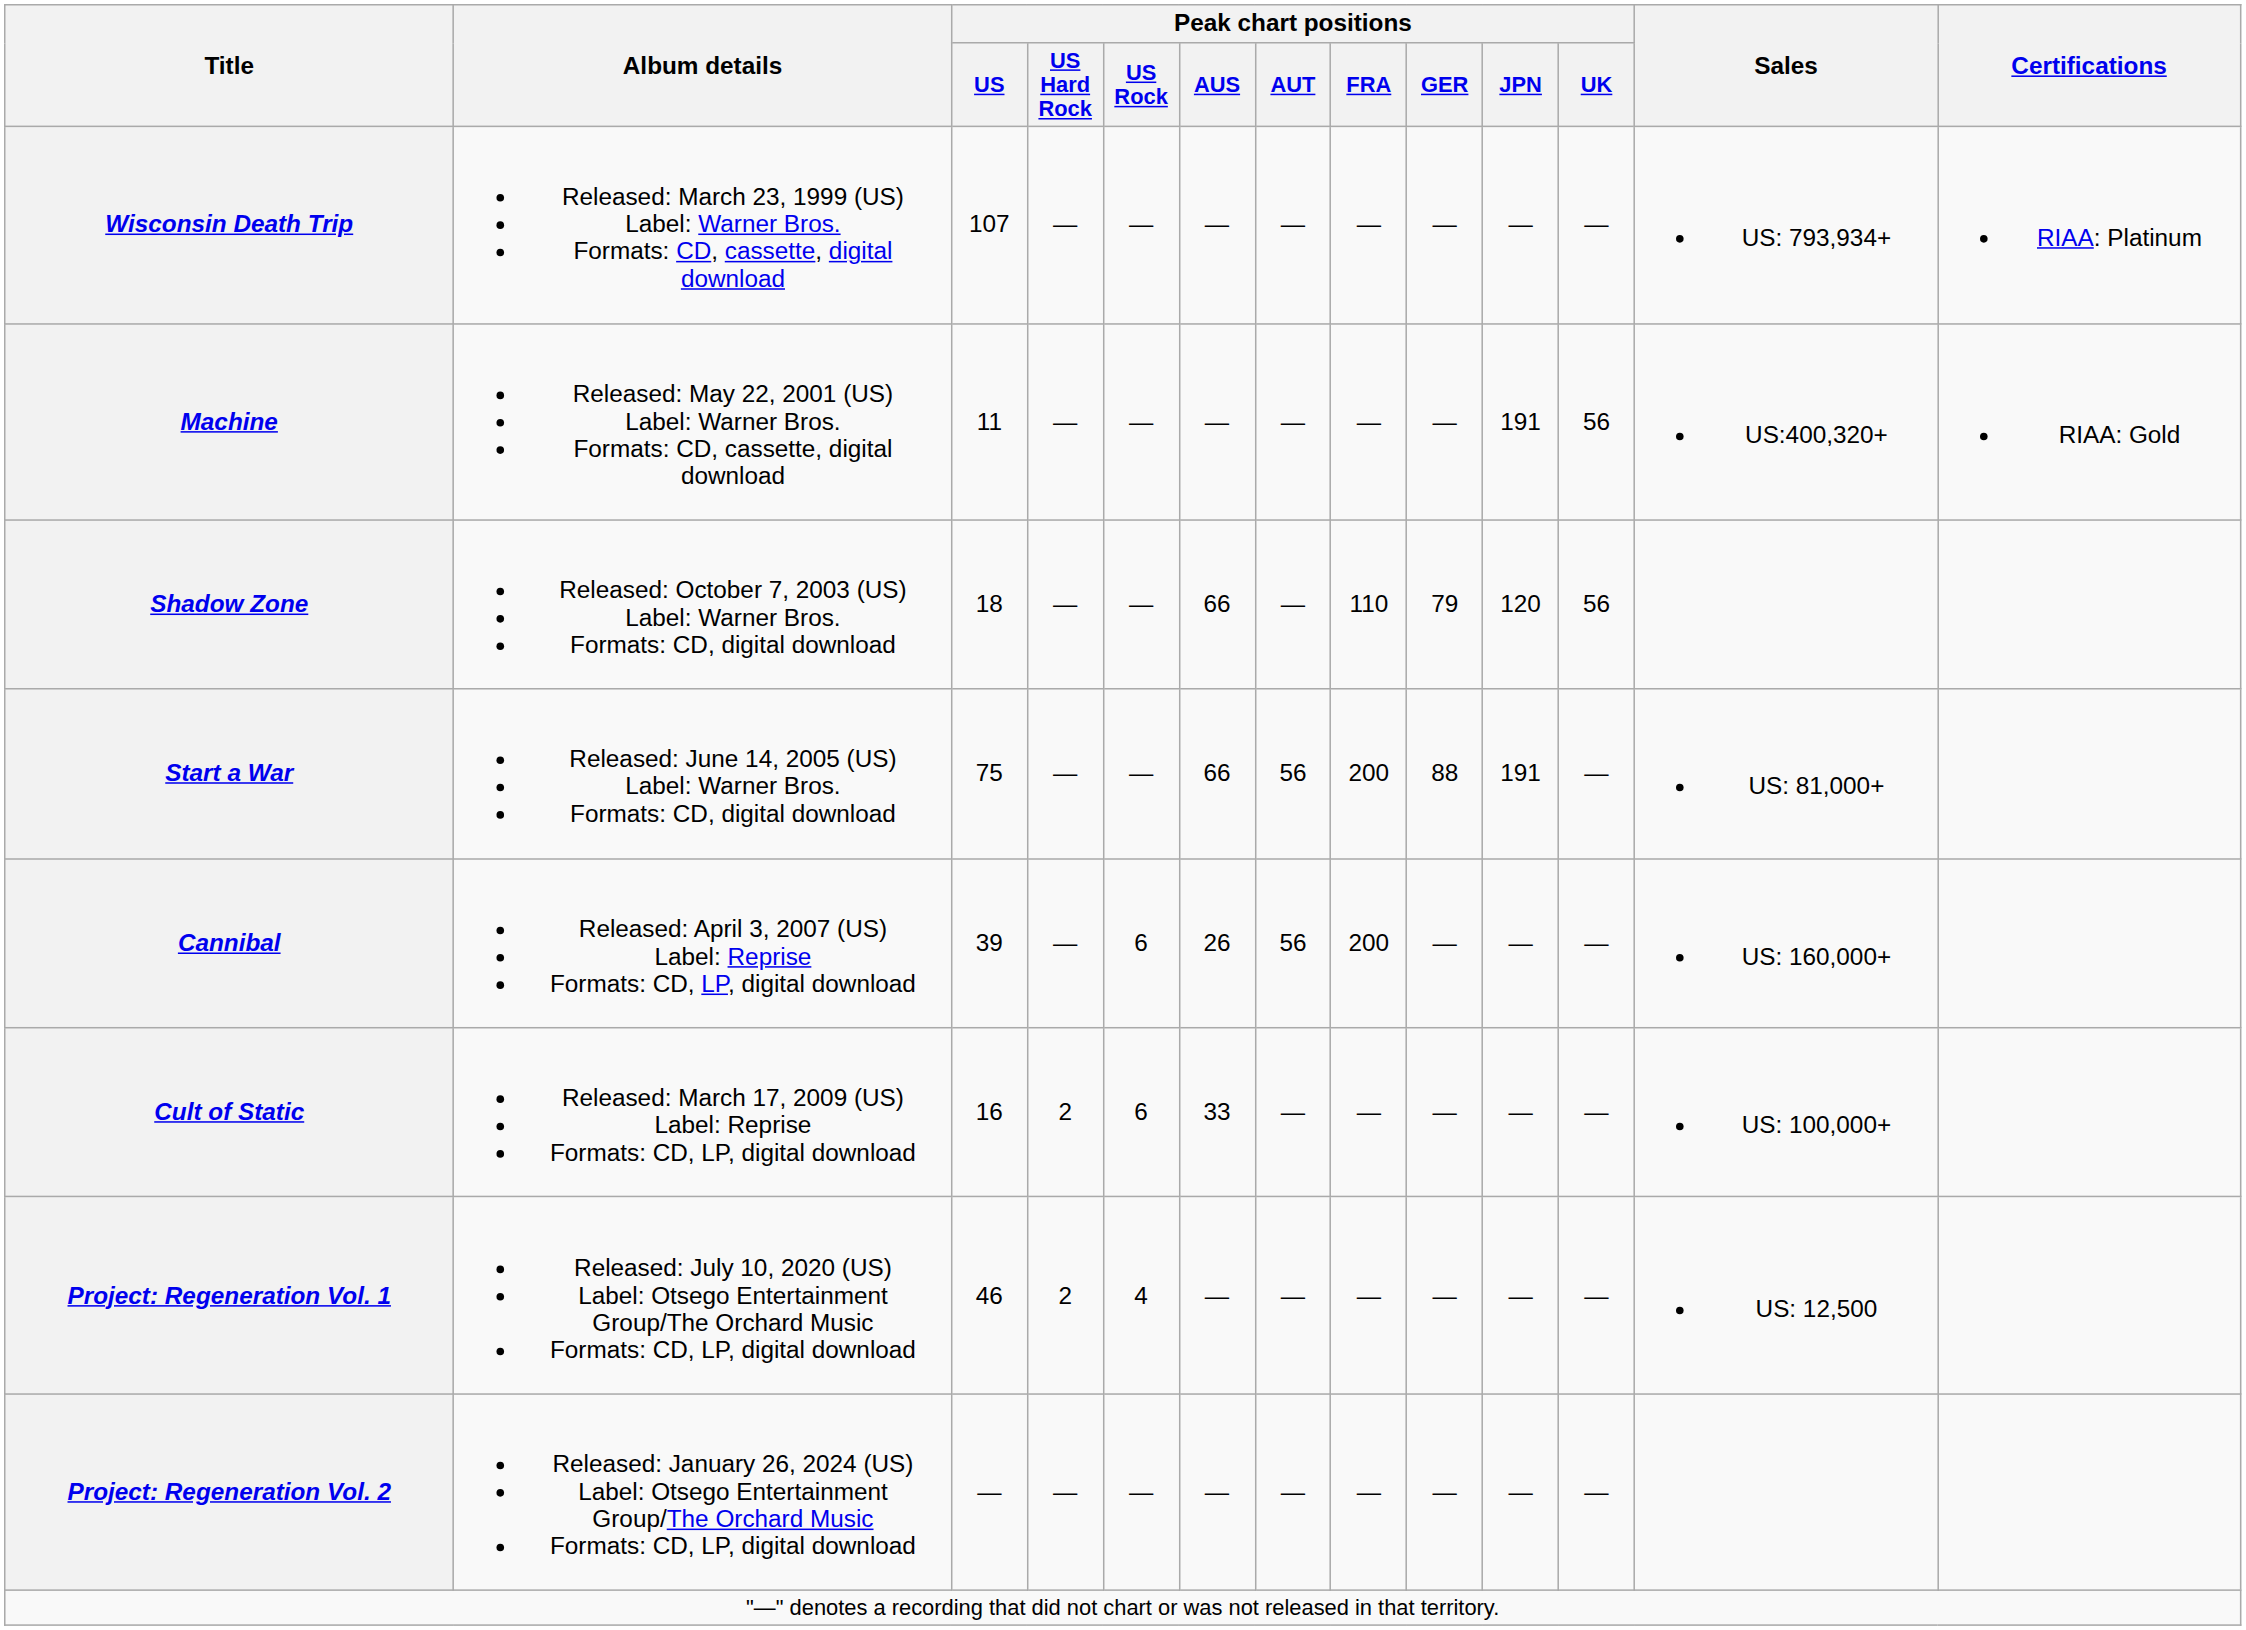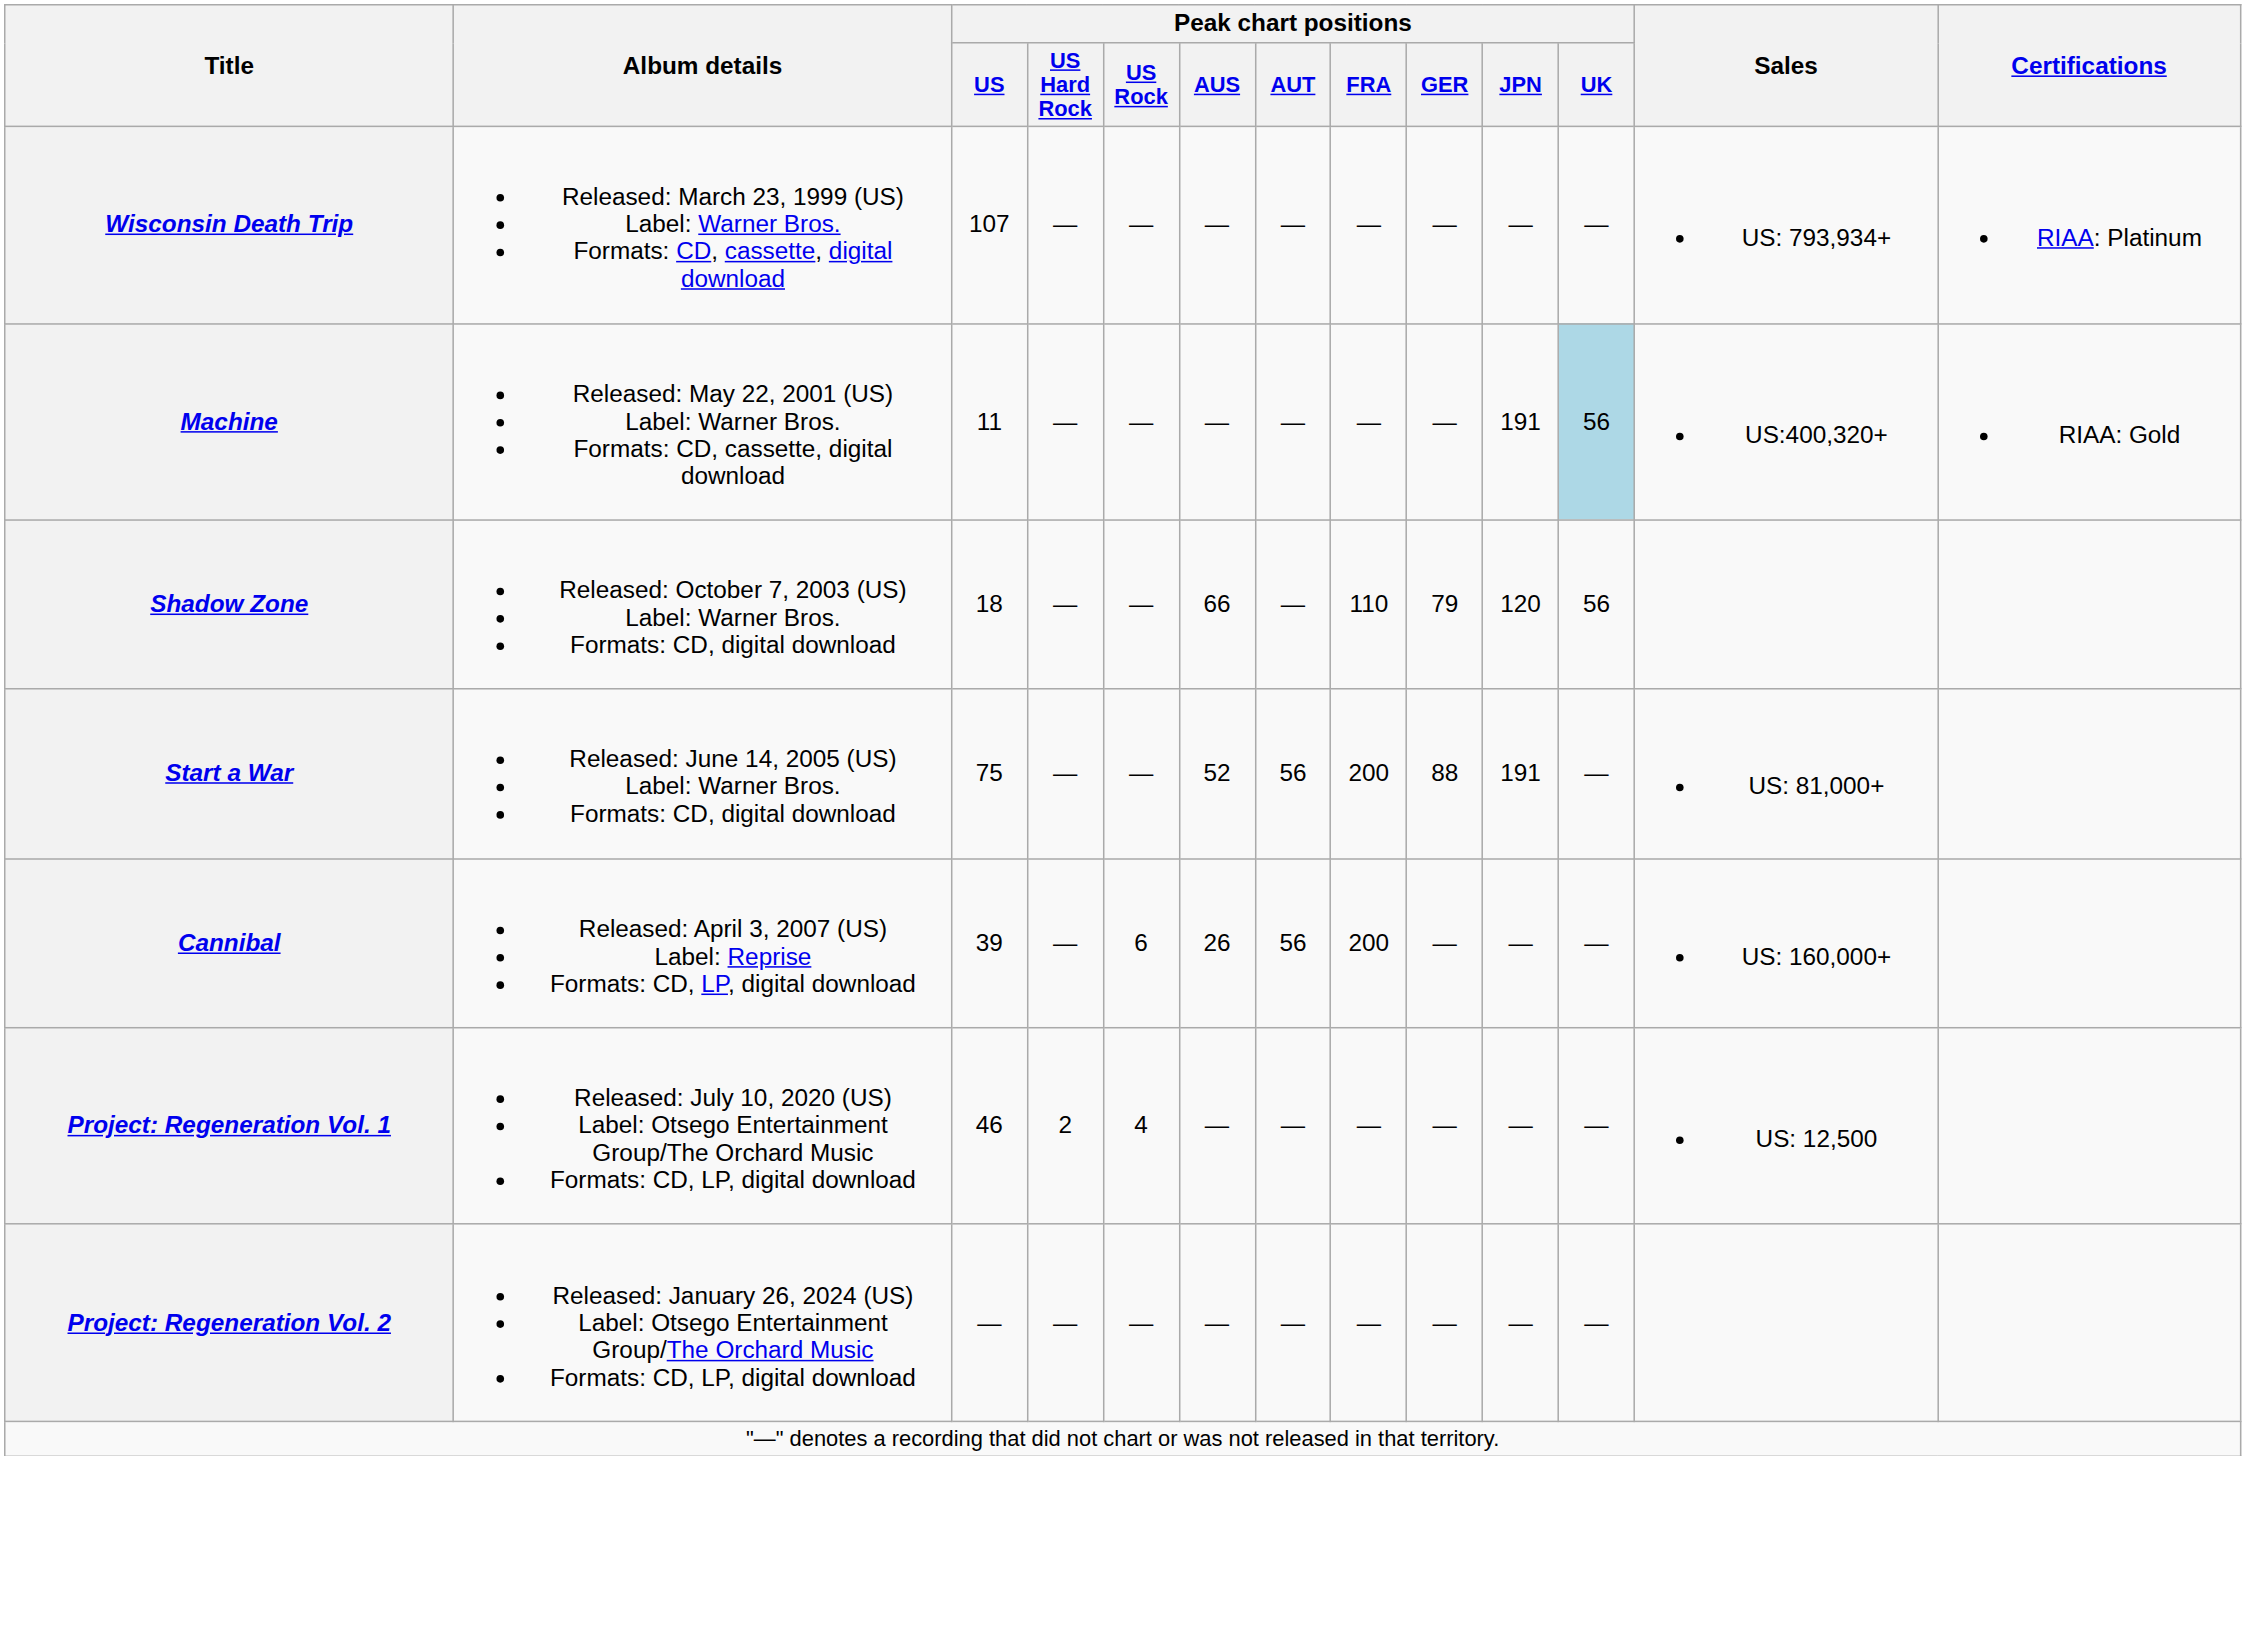(1597, 421) no background -> (1597, 421) lightblue background
(1217, 773) 66 -> (1217, 773) 52
- row: (229, 1112)
